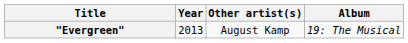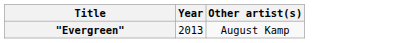- column: (354, 13)
